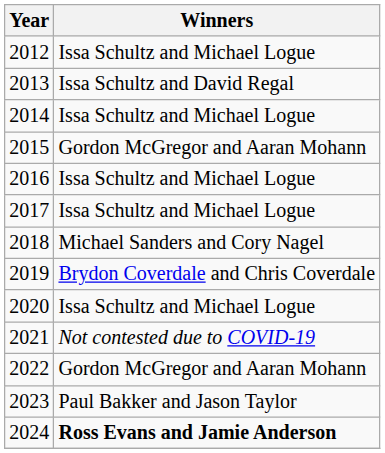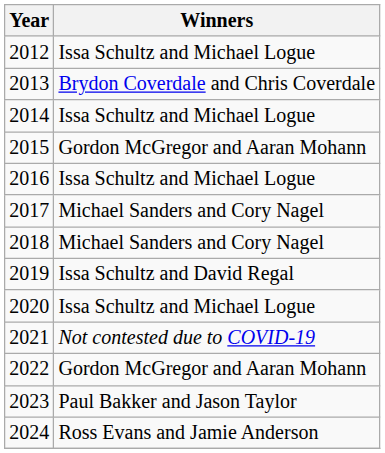(176, 83) Issa Schultz and David Regal -> (217, 83) Brydon Coverdale and Chris Coverdale
(187, 210) Issa Schultz and Michael Logue -> (191, 210) Michael Sanders and Cory Nagel
(217, 274) Brydon Coverdale and Chris Coverdale -> (176, 274) Issa Schultz and David Regal
(197, 432) bold -> (188, 432) normal
